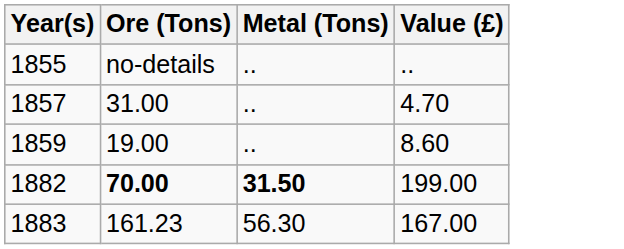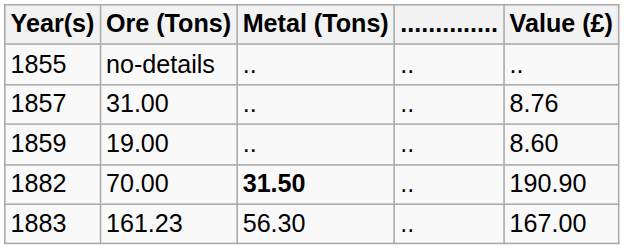+ column: (449, 24)
(425, 104) 4.70 -> (534, 104) 8.76
(137, 183) bold -> (137, 183) normal
(439, 183) 199.00 -> (548, 183) 190.90
